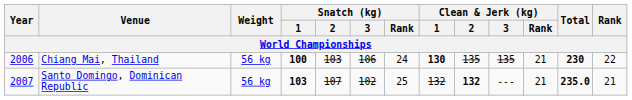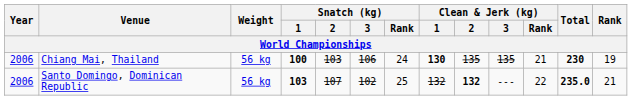(610, 60) 22 -> (610, 60) 19
(22, 82) 2007 -> (22, 82) 2006
(541, 82) 21 -> (541, 82) 22
